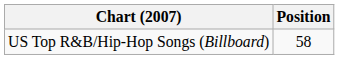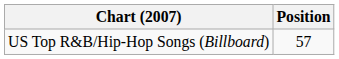(303, 41) 58 -> (303, 41) 57
